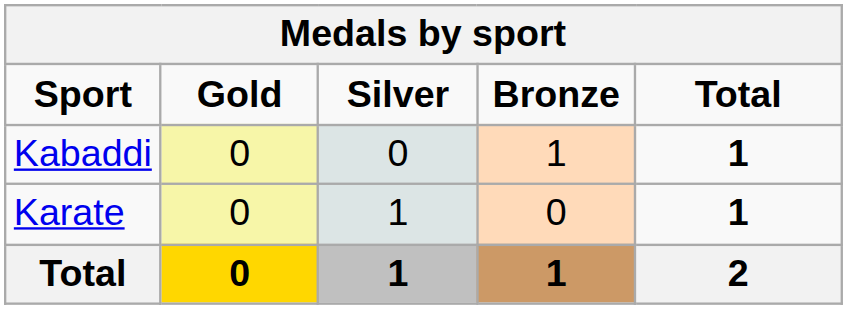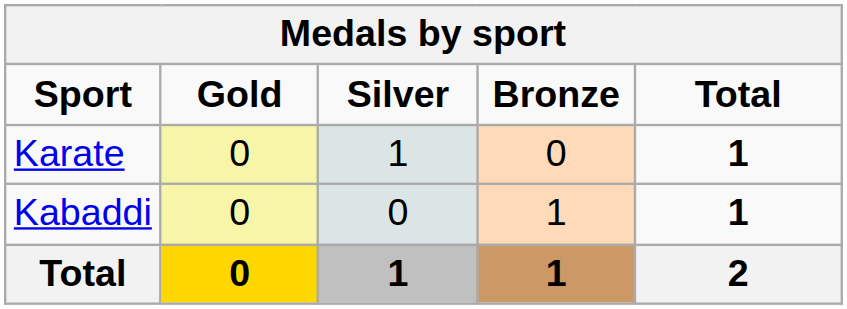rows swapped: (83, 153) <-> (69, 213)
